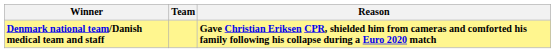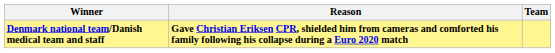columns swapped: (183, 12) <-> (374, 12)
